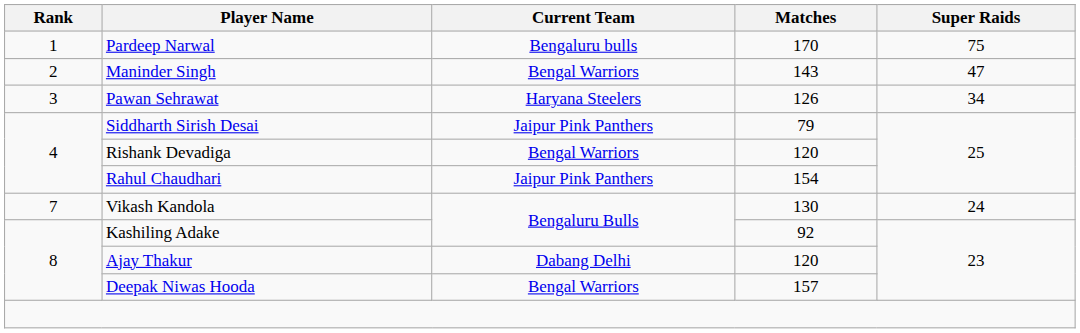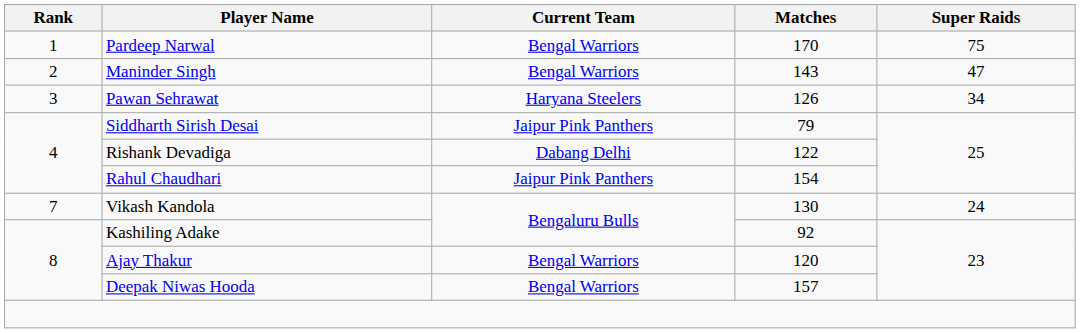(583, 44) Bengaluru bulls -> (583, 44) Bengal Warriors
(583, 152) Bengal Warriors -> (583, 152) Dabang Delhi
(806, 152) 120 -> (806, 152) 122
(583, 260) Dabang Delhi -> (583, 260) Bengal Warriors
